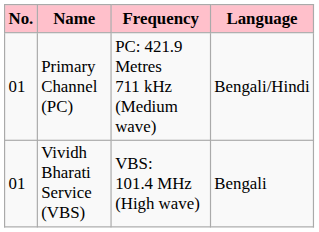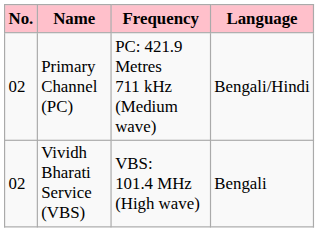(17, 86) 01 -> (17, 86) 02
(17, 183) 01 -> (17, 183) 02
